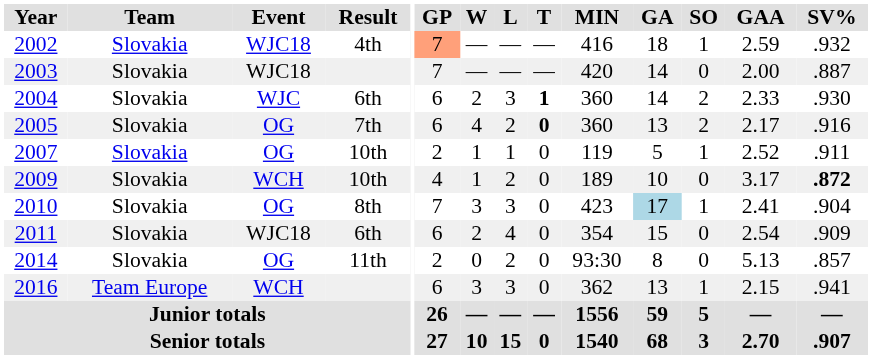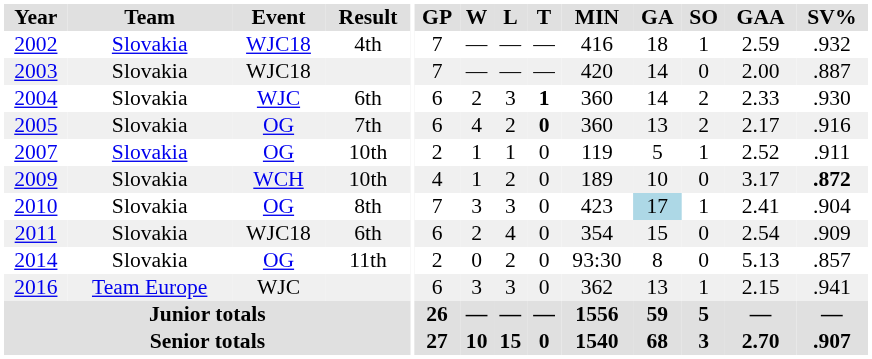(437, 44) lightsalmon background -> (437, 44) no background
(279, 287) WCH -> (278, 287) WJC
